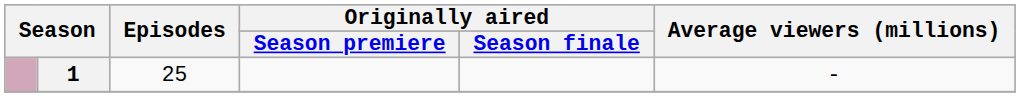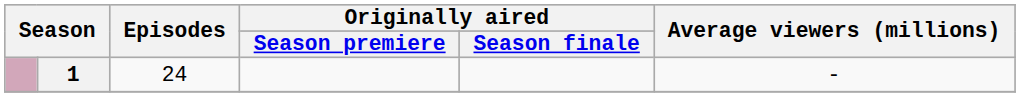(175, 75) 25 -> (175, 75) 24
